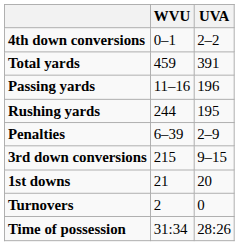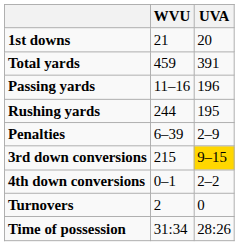rows swapped: (39, 181) <-> (77, 39)
(212, 157) no background -> (212, 157) gold background
